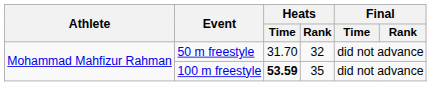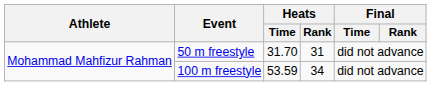(317, 52) 32 -> (317, 52) 31
(282, 71) bold -> (282, 71) normal
(317, 71) 35 -> (317, 71) 34
